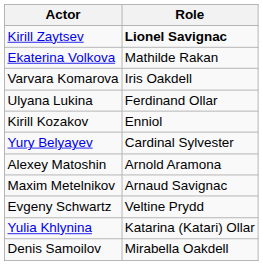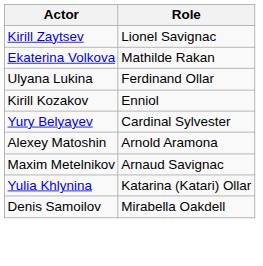(176, 36) bold -> (169, 36) normal
- row: (63, 79)
- row: (59, 206)
